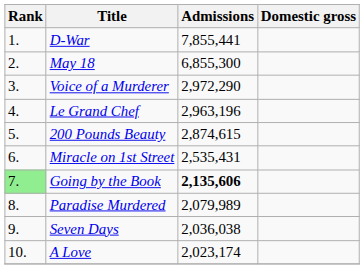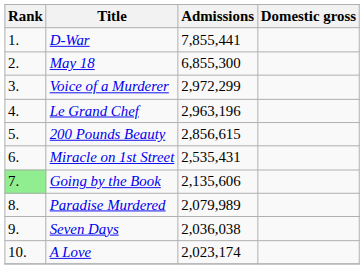(211, 87) 2,972,290 -> (211, 87) 2,972,299
(211, 134) 2,874,615 -> (211, 134) 2,856,615
(211, 181) bold -> (211, 181) normal
